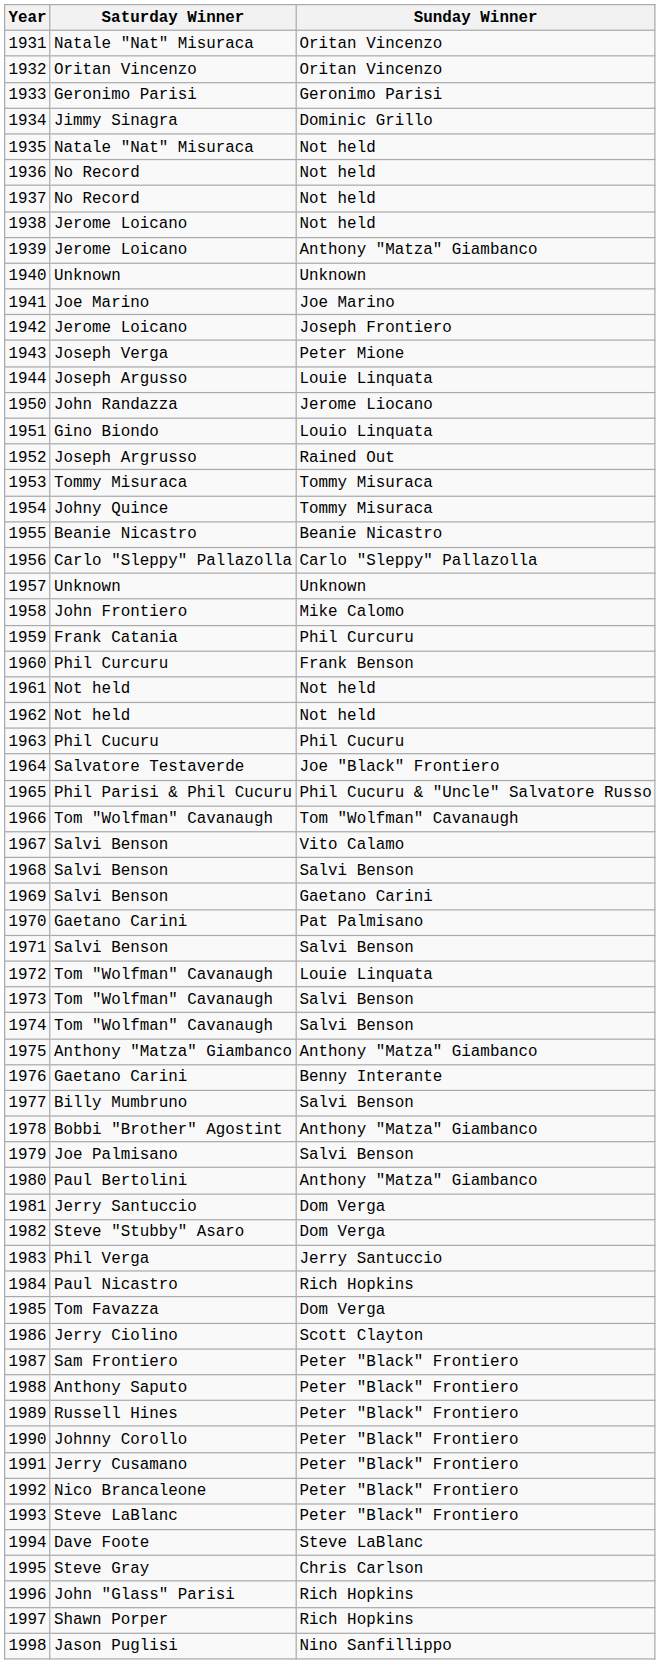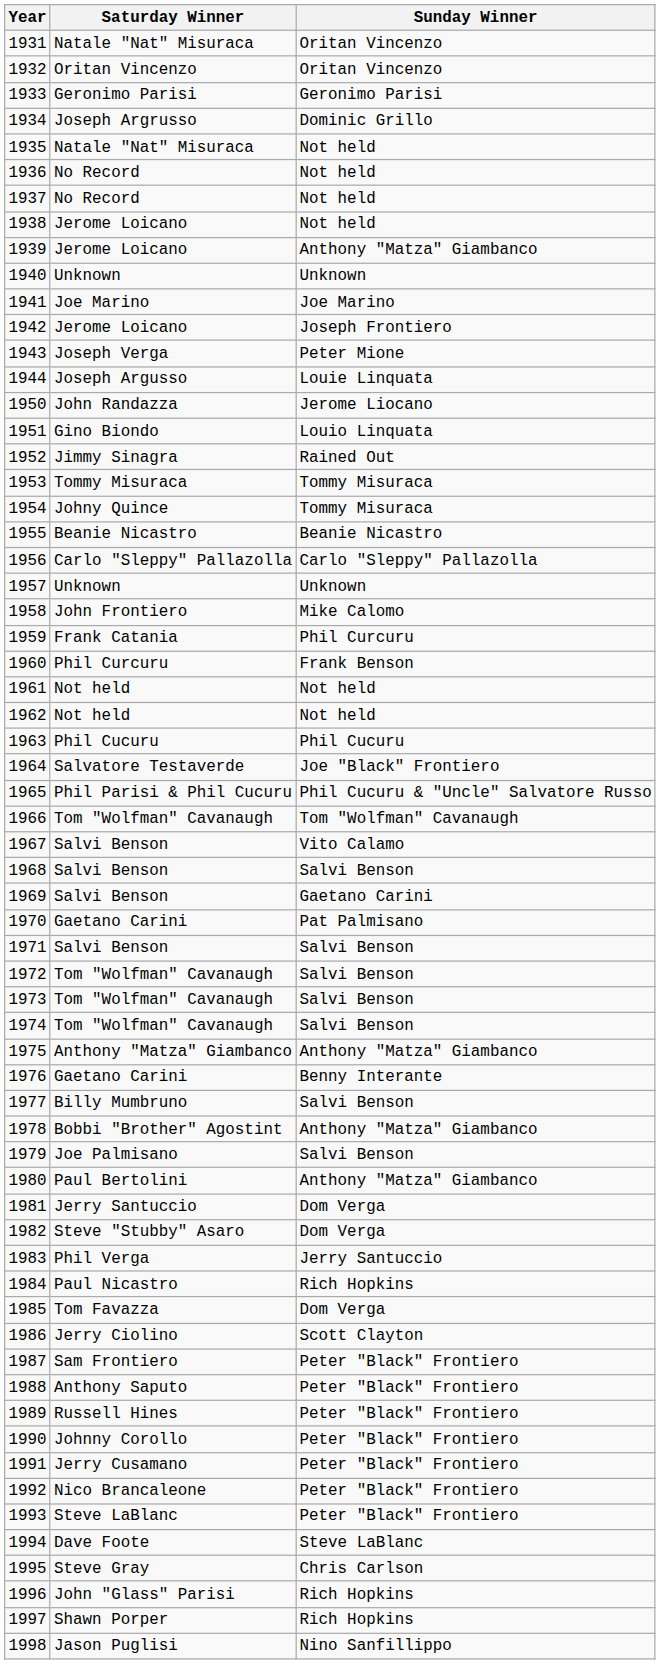(116, 121) Jimmy Sinagra -> (125, 121) Joseph Argrusso
(125, 457) Joseph Argrusso -> (116, 457) Jimmy Sinagra
(366, 974) Louie Linquata -> (357, 974) Salvi Benson
